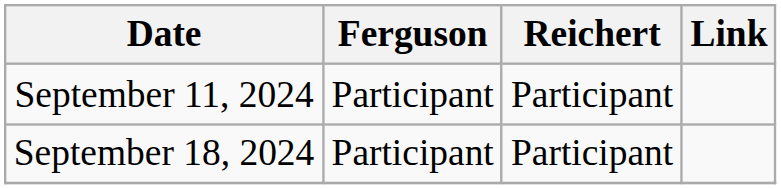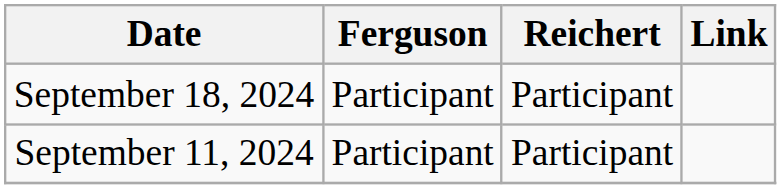rows swapped: (164, 93) <-> (164, 152)
